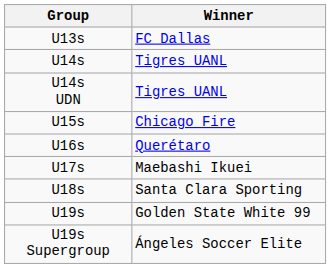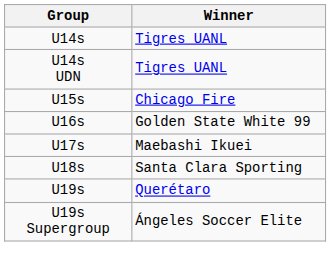- row: (68, 39)
(173, 145) Querétaro -> (223, 123) Golden State White 99
(223, 213) Golden State White 99 -> (173, 191) Querétaro
